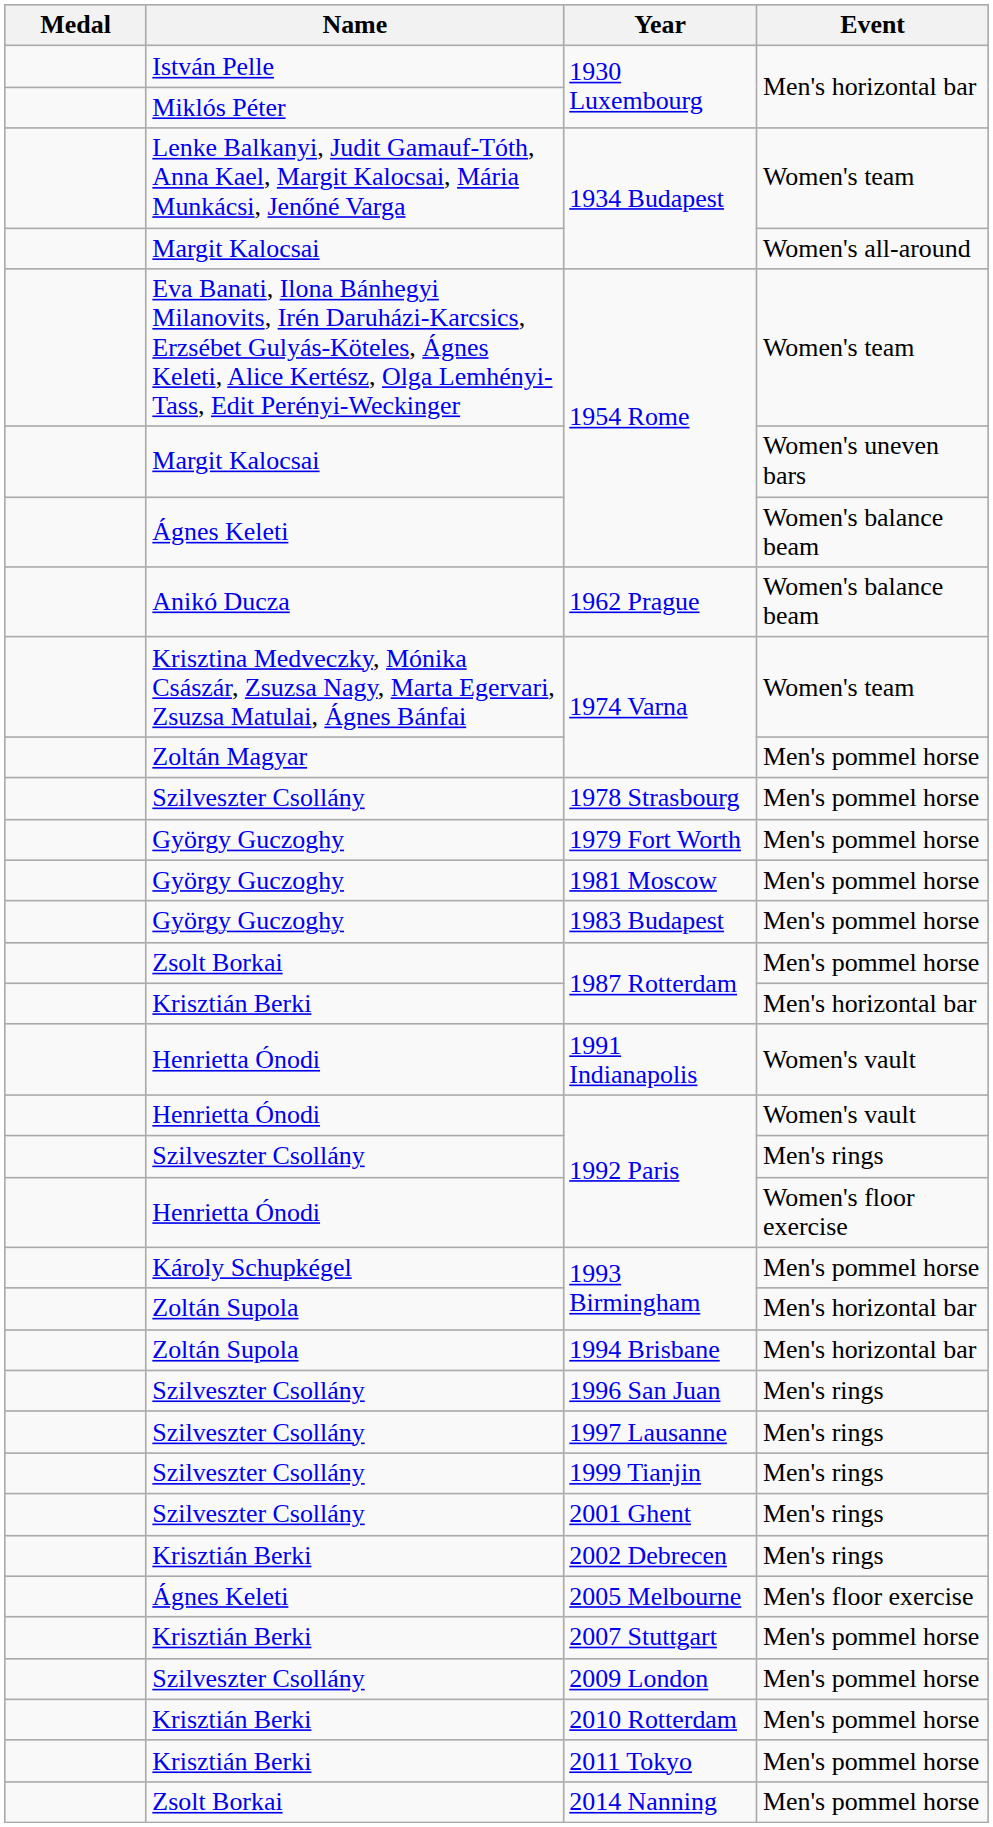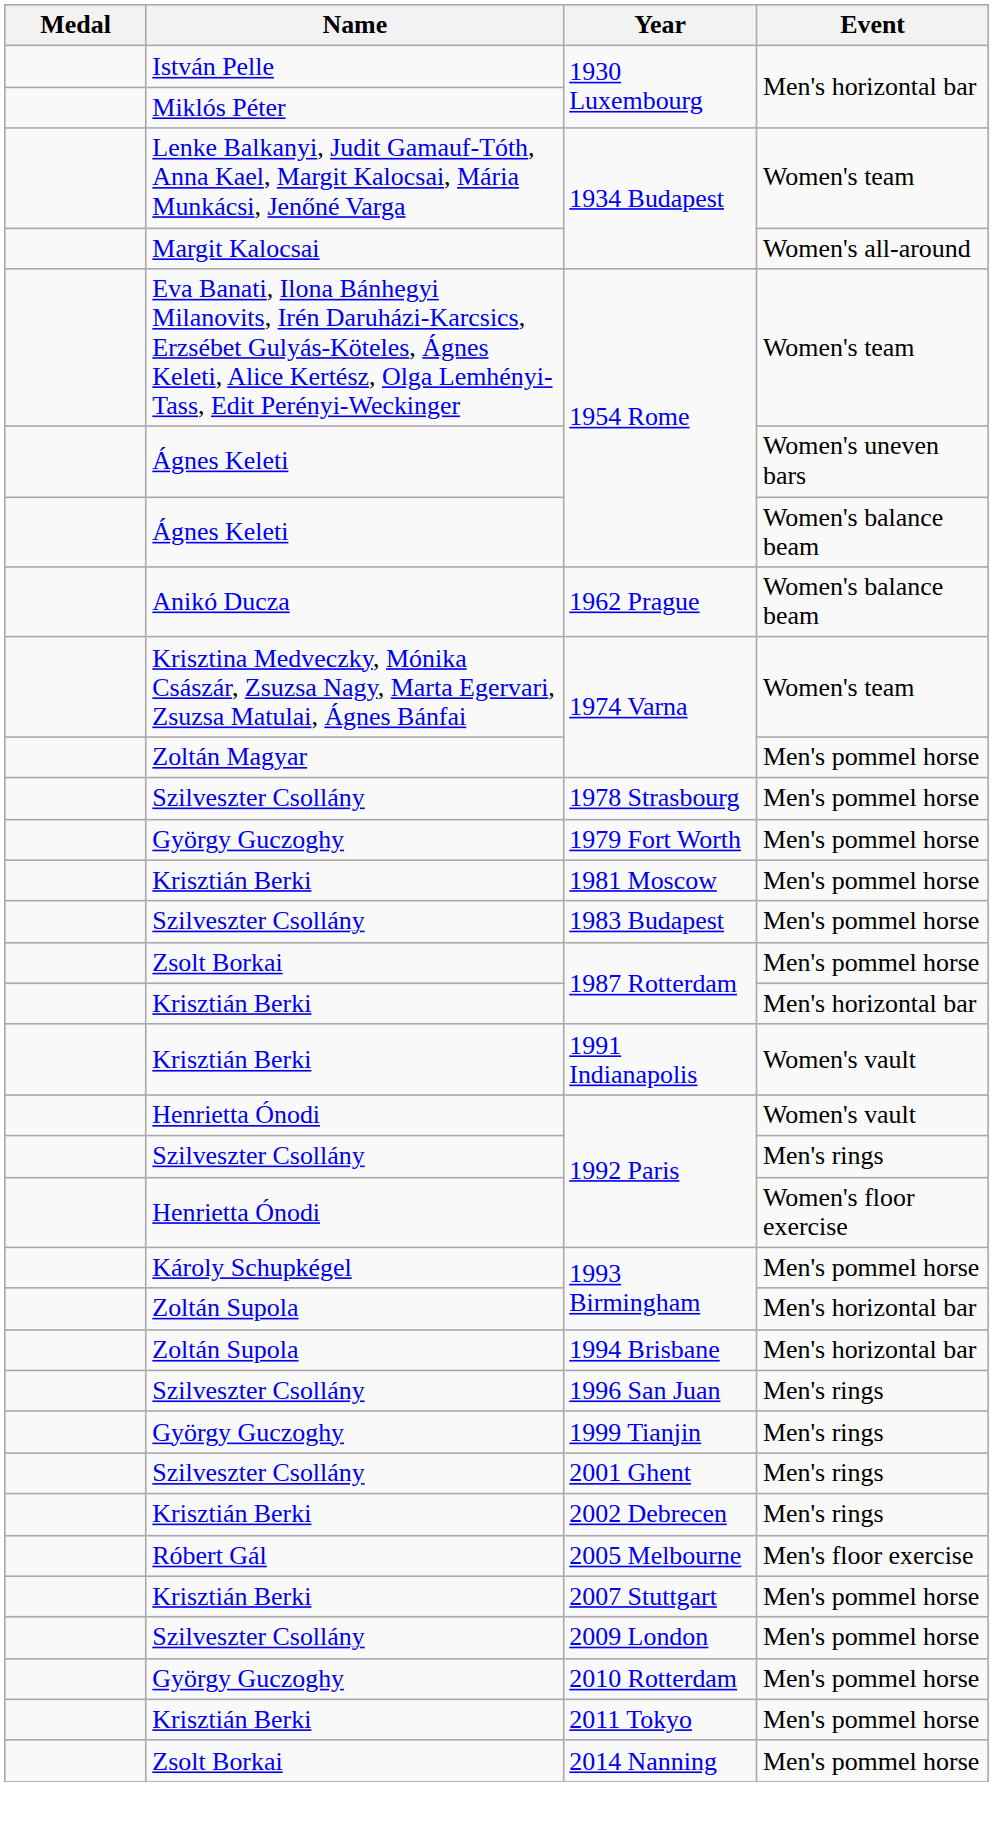(236, 461) Margit Kalocsai -> (220, 461) Ágnes Keleti
(248, 880) György Guczoghy -> (232, 880) Krisztián Berki
(248, 921) György Guczoghy -> (259, 921) Szilveszter Csollány
(236, 1059) Henrietta Ónodi -> (232, 1059) Krisztián Berki
- row: (648, 1431)
(259, 1472) Szilveszter Csollány -> (248, 1431) György Guczoghy
(220, 1596) Ágnes Keleti -> (210, 1555) Róbert Gál
(232, 1719) Krisztián Berki -> (248, 1678) György Guczoghy
